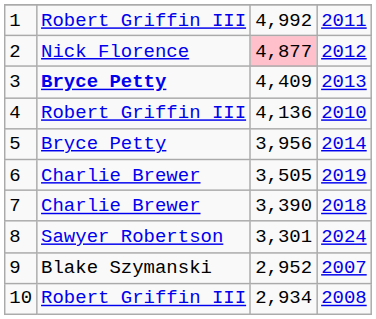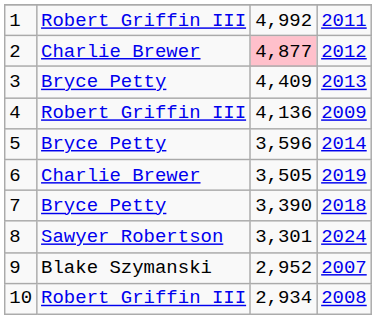(115, 51) Nick Florence -> (121, 51) Charlie Brewer
(104, 82) bold -> (104, 82) normal
(344, 113) 2010 -> (344, 113) 2009
(284, 144) 3,956 -> (284, 144) 3,596
(121, 206) Charlie Brewer -> (104, 206) Bryce Petty
